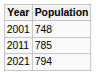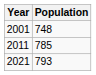(43, 62) 794 -> (43, 62) 793
